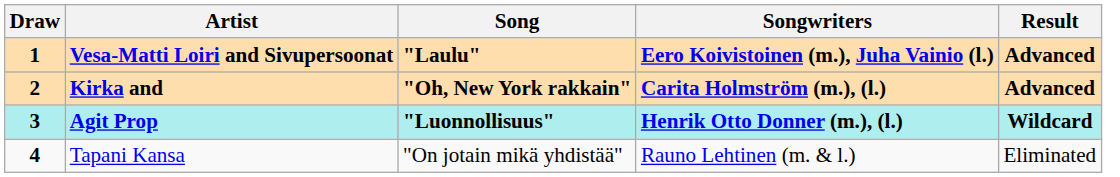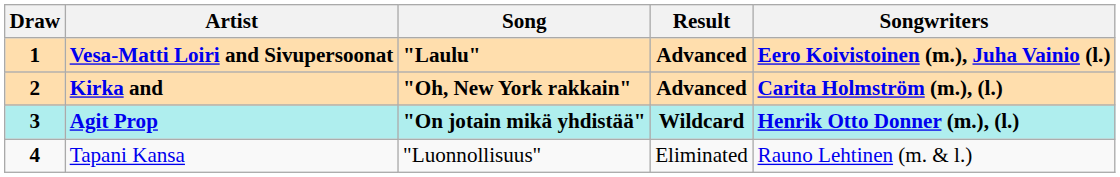columns swapped: (817, 21) <-> (1050, 21)
(479, 121) "Luonnollisuus" -> (524, 121) "On jotain mikä yhdistää"
(513, 155) "On jotain mikä yhdistää" -> (472, 155) "Luonnollisuus"
